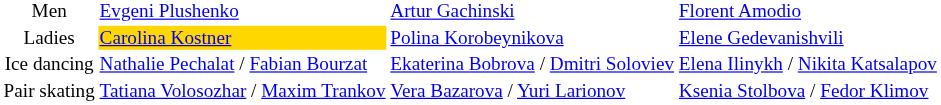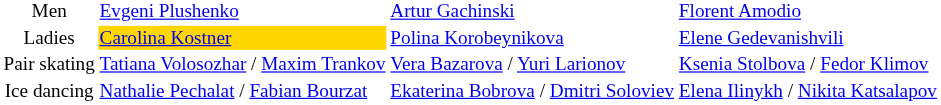rows swapped: (49, 90) <-> (49, 64)
